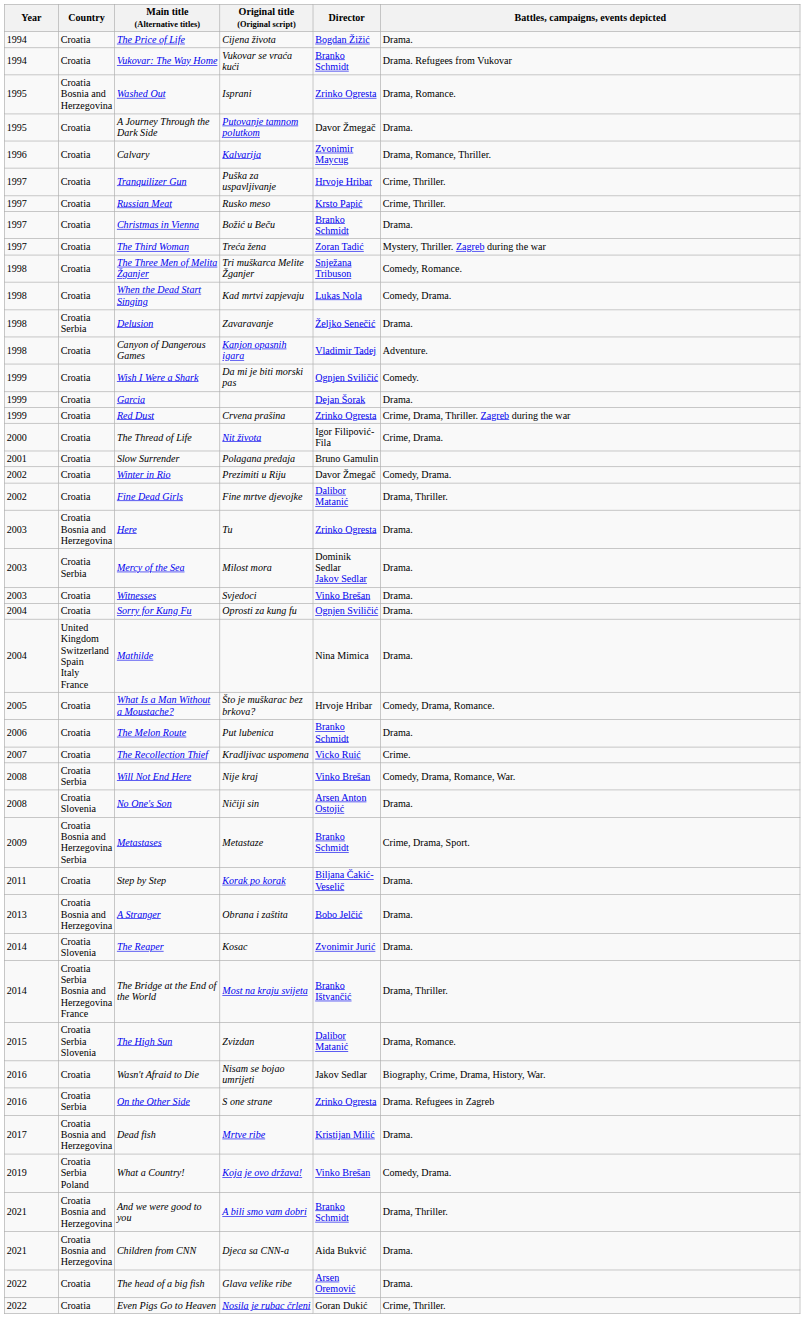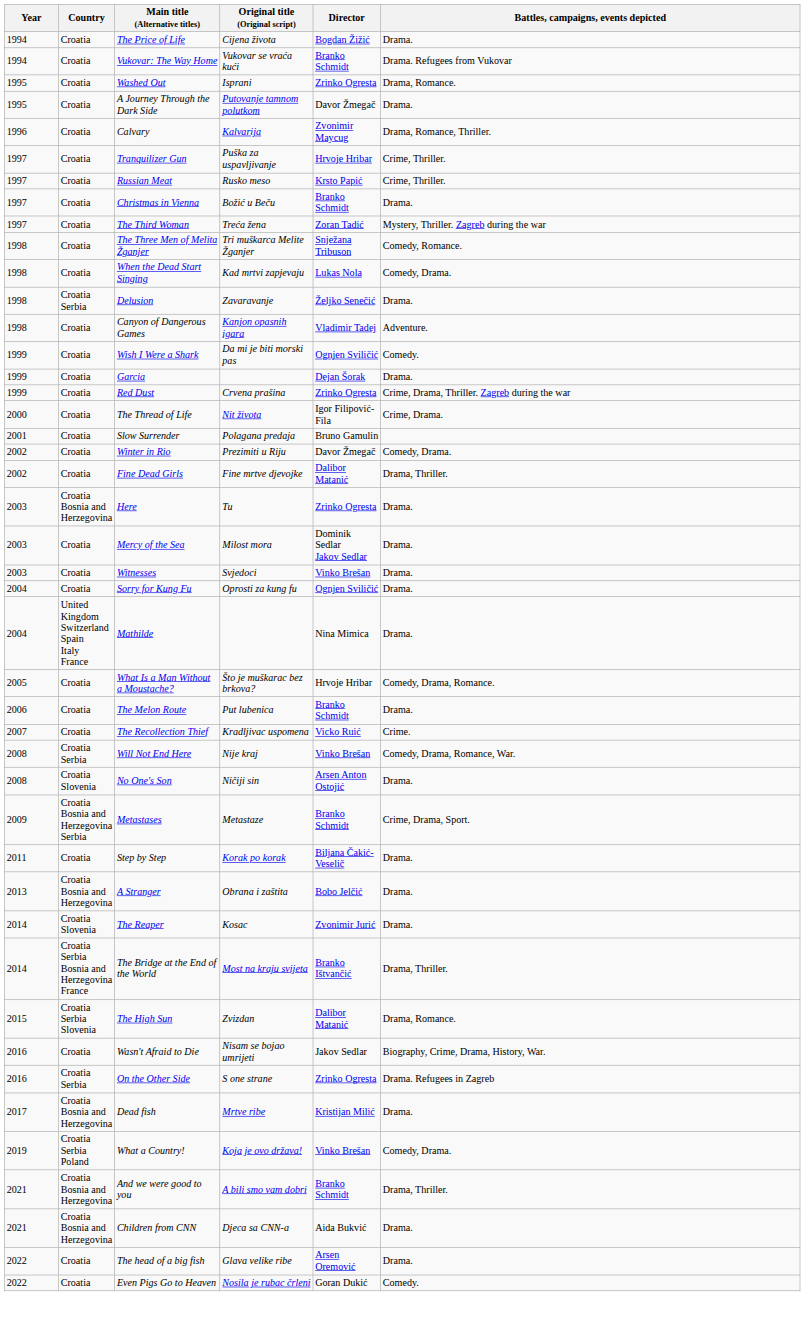(86, 94) Croatia Bosnia and Herzegovina -> (76, 83) Croatia
(76, 568) Croatia Serbia -> (76, 545) Croatia
(414, 1305) Crime, Thriller. -> (401, 1282) Comedy.
